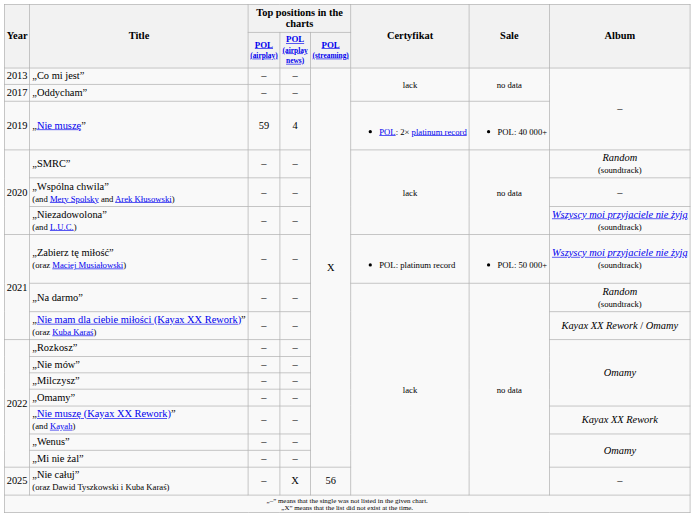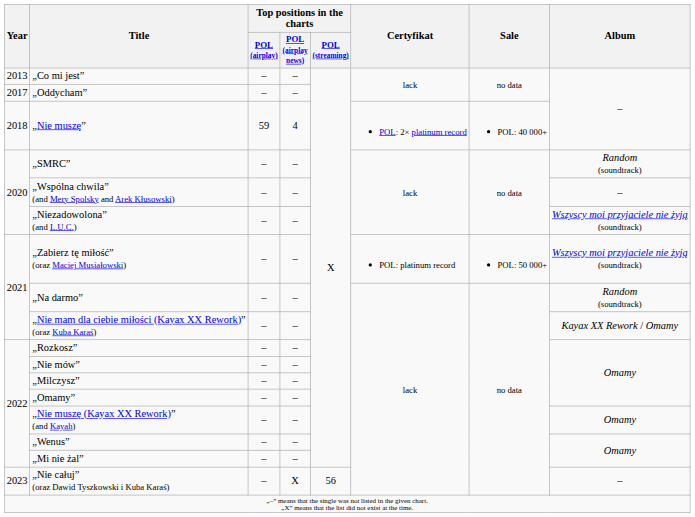(17, 125) 2019 -> (17, 125) 2018
(620, 420) Kayax XX Rework -> (620, 420) Omamy
(17, 481) 2025 -> (17, 481) 2023
